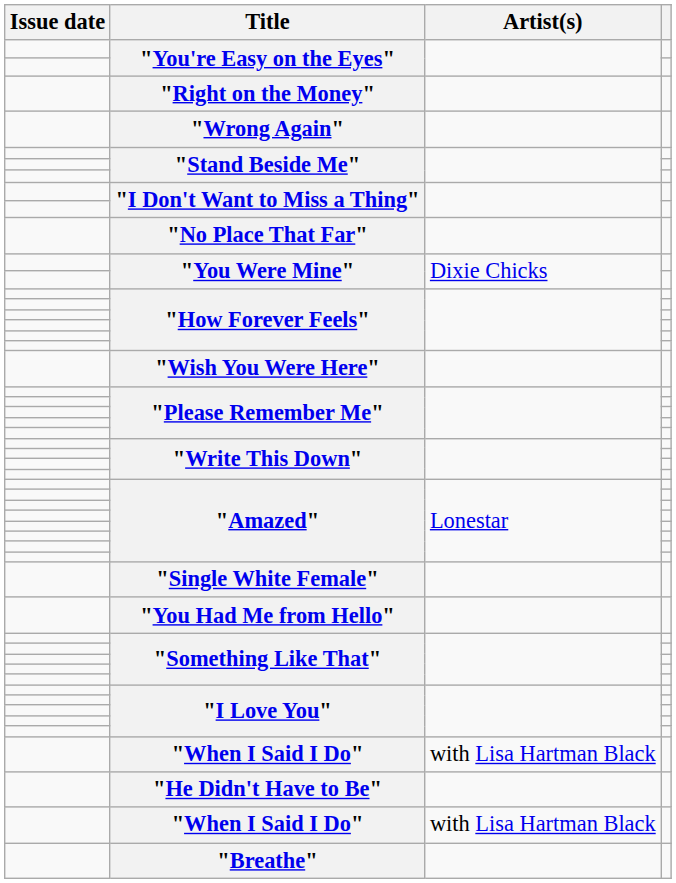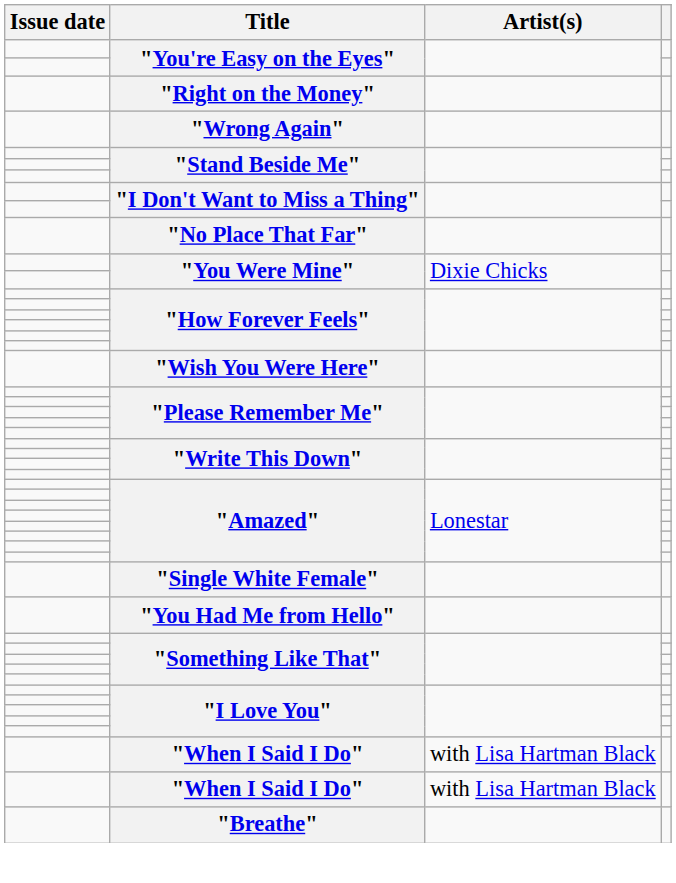- row: (267, 789)
